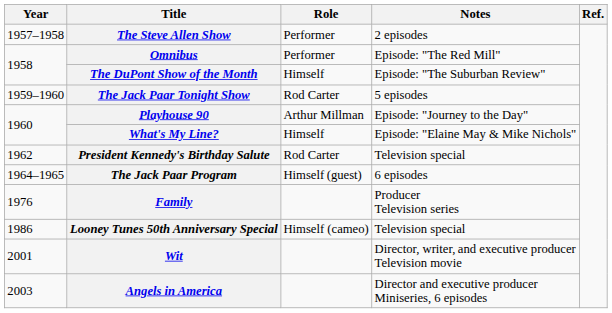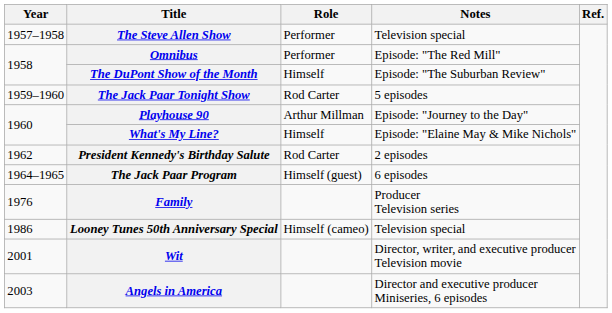(401, 34) 2 episodes -> (420, 34) Television special
(420, 154) Television special -> (401, 154) 2 episodes
